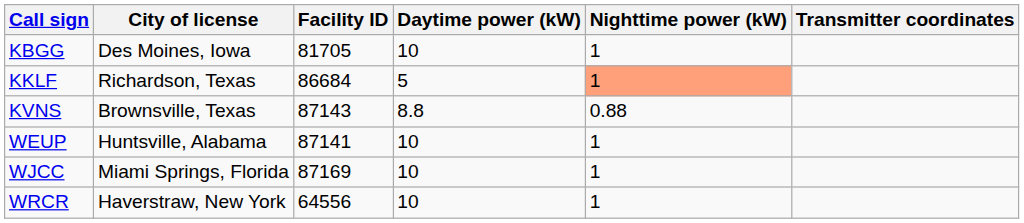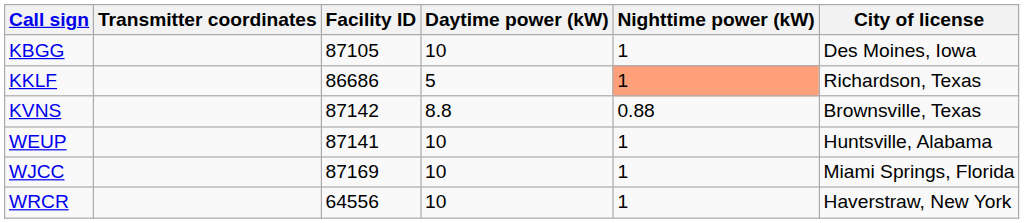columns swapped: (193, 19) <-> (905, 19)
(324, 50) 81705 -> (352, 50) 87105
(324, 80) 86684 -> (352, 80) 86686
(324, 111) 87143 -> (352, 111) 87142
